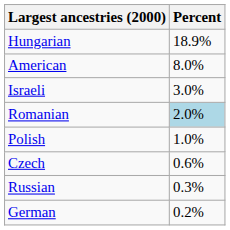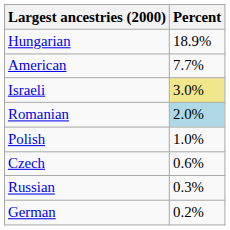(188, 66) 8.0% -> (188, 66) 7.7%
(188, 90) no background -> (188, 90) khaki background
